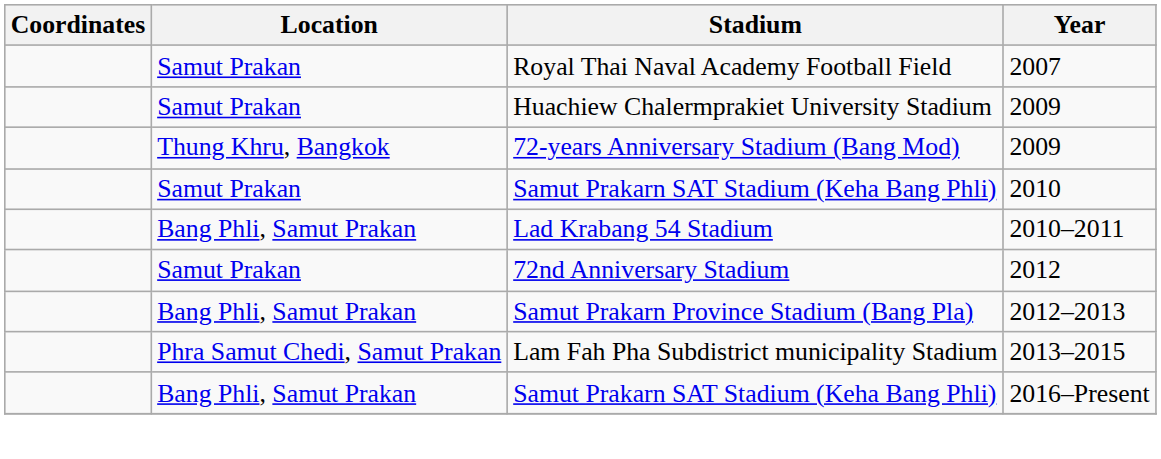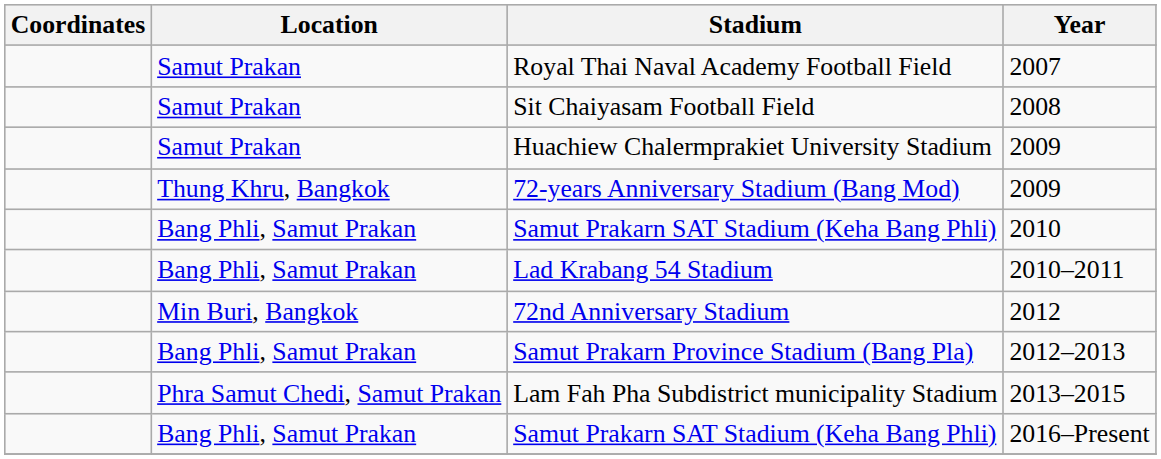+ row: (664, 106)
(229, 188) Samut Prakan -> (287, 229) Bang Phli, Samut Prakan
(229, 270) Samut Prakan -> (258, 310) Min Buri, Bangkok
